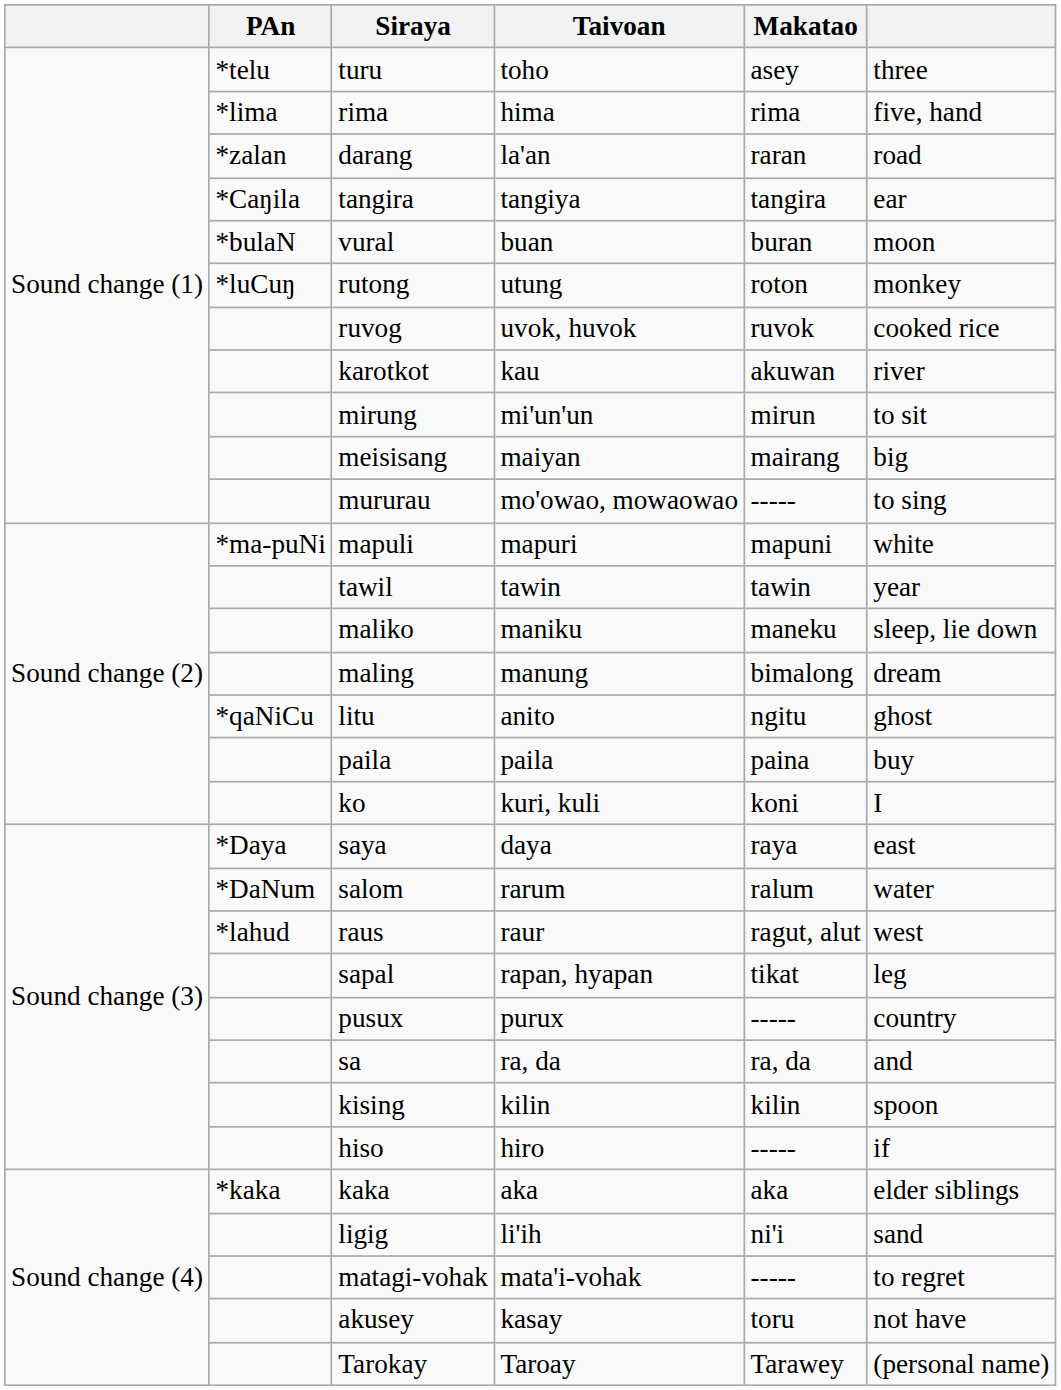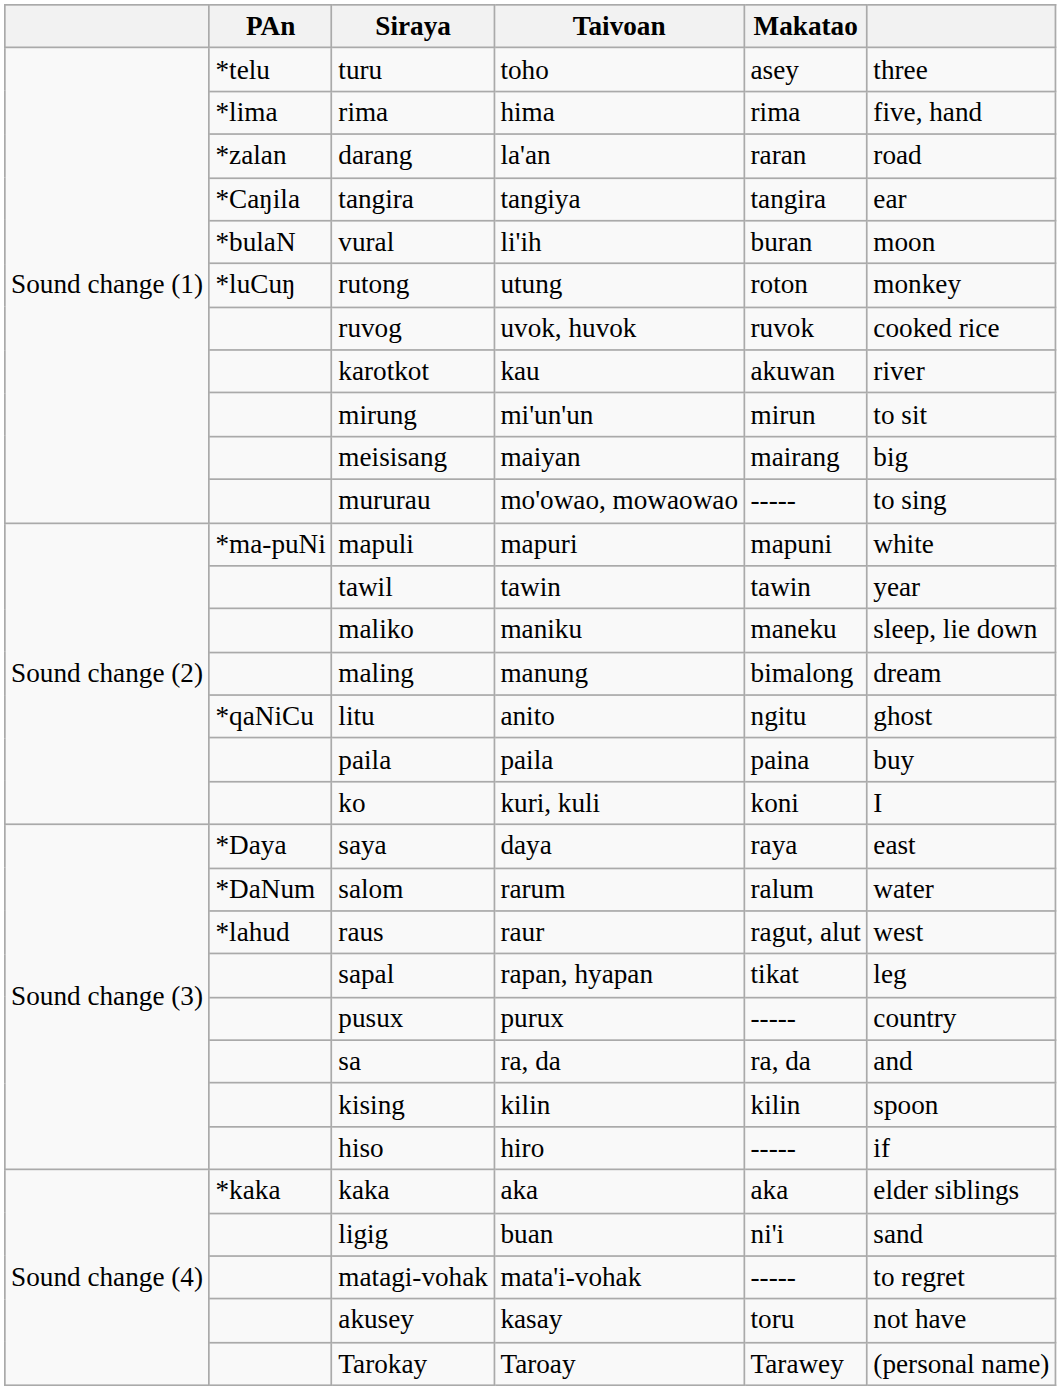(527, 241) buan -> (521, 241) li'ih
(521, 1233) li'ih -> (527, 1233) buan
